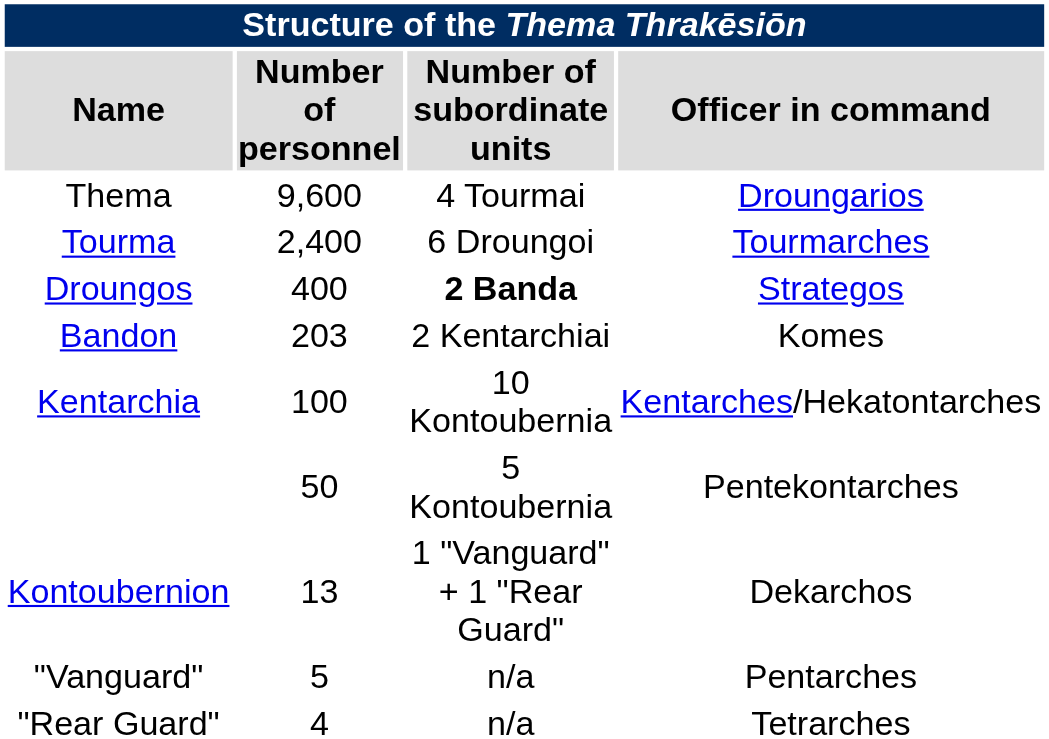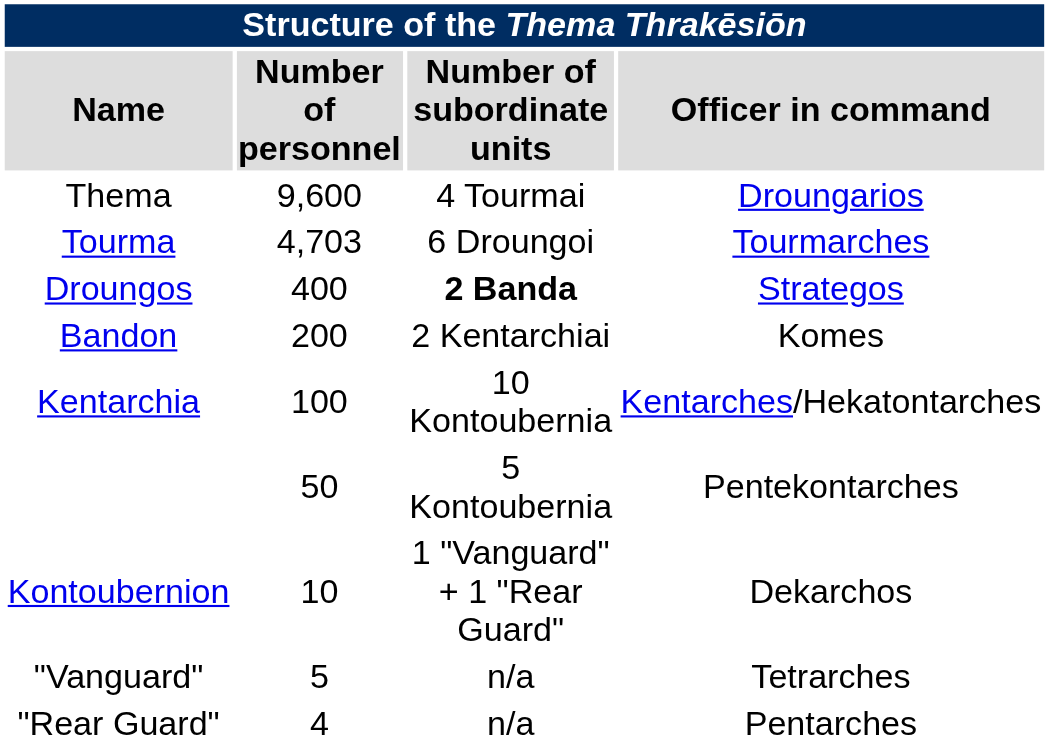(319, 242) 2,400 -> (319, 242) 4,703
(319, 335) 203 -> (319, 335) 200
(319, 591) 13 -> (319, 591) 10
(831, 676) Pentarches -> (831, 676) Tetrarches
(831, 723) Tetrarches -> (831, 723) Pentarches
